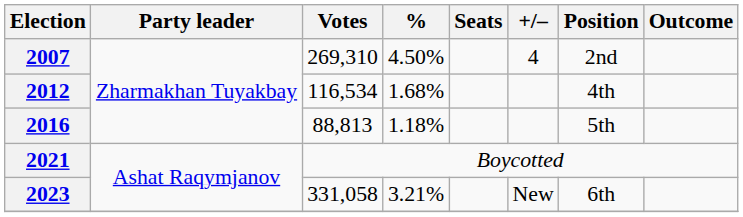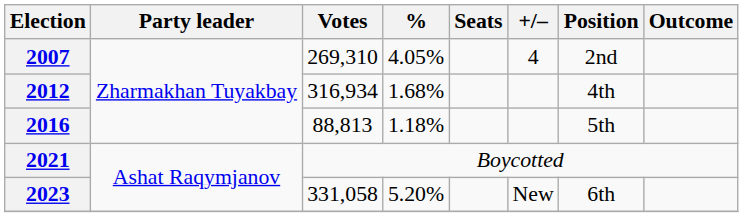(416, 56) 4.50% -> (416, 56) 4.05%
(343, 90) 116,534 -> (343, 90) 316,934
(416, 194) 3.21% -> (416, 194) 5.20%
